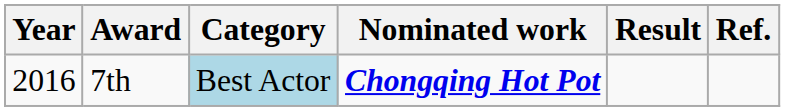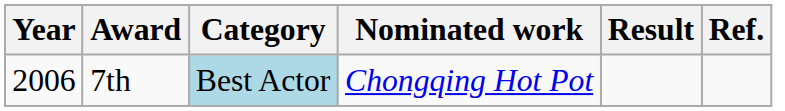(44, 79) 2016 -> (44, 79) 2006
(473, 79) bold -> (469, 79) normal
